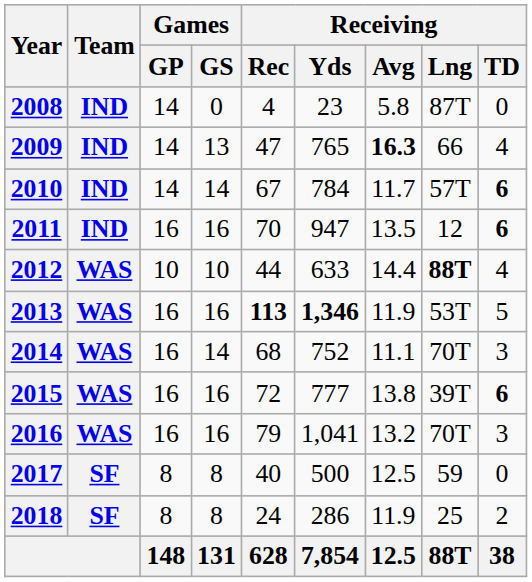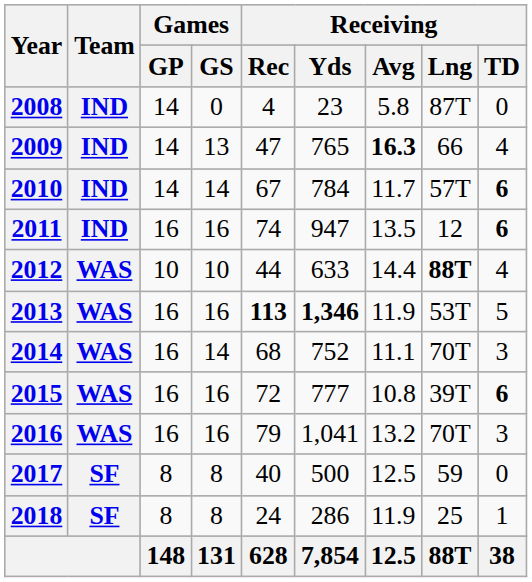(268, 229) 70 -> (268, 229) 74
(393, 392) 13.8 -> (393, 392) 10.8
(502, 515) 2 -> (502, 515) 1
